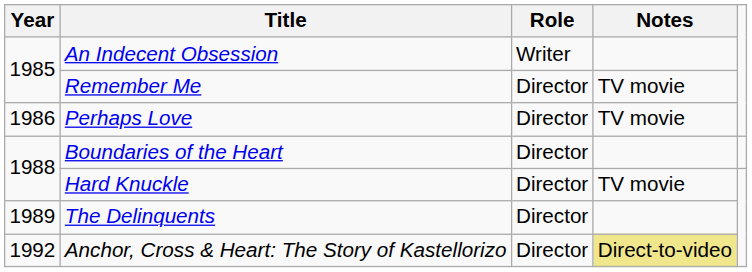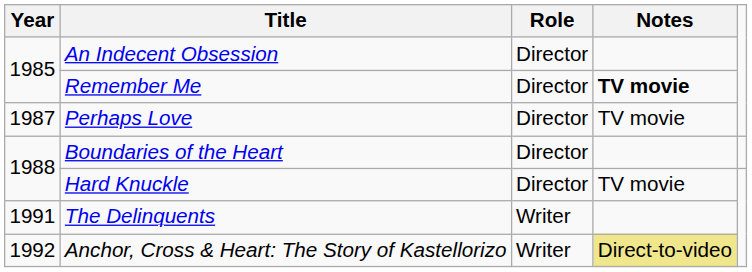(543, 53) Writer -> (552, 53) Director
(641, 86) normal -> (644, 86) bold
(32, 119) 1986 -> (32, 119) 1987
(32, 217) 1989 -> (32, 217) 1991
(552, 217) Director -> (543, 217) Writer
(552, 250) Director -> (543, 250) Writer
